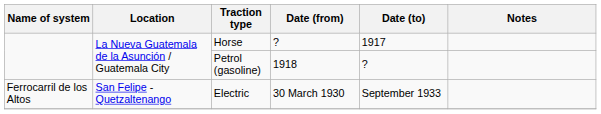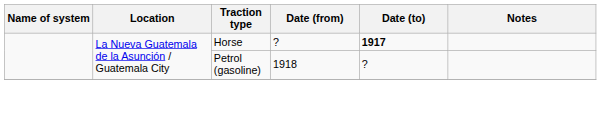(374, 42) normal -> (374, 42) bold
- row: (231, 94)
